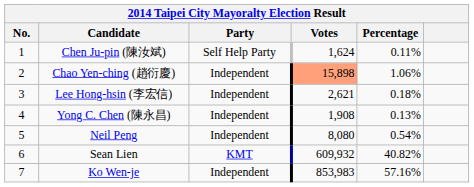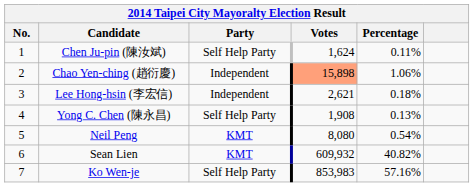(239, 115) Independent -> (239, 115) Self Help Party
(239, 135) Independent -> (239, 135) KMT
(239, 172) Independent -> (239, 172) Self Help Party
